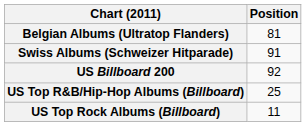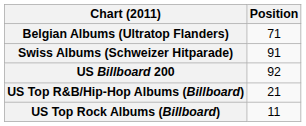(274, 33) 81 -> (274, 33) 71
(274, 92) 25 -> (274, 92) 21
